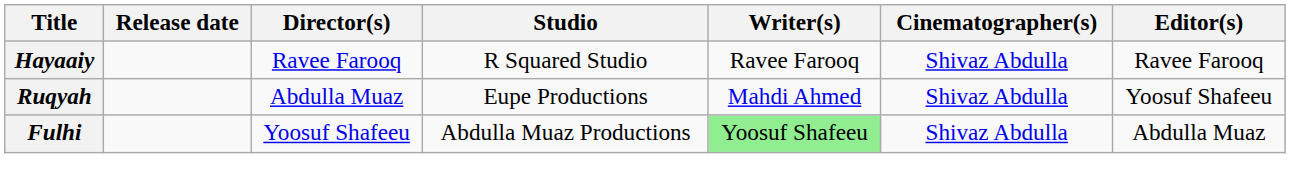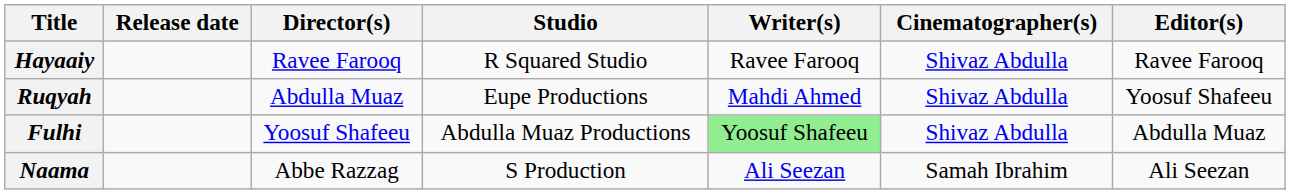+ row: (54, 170)
